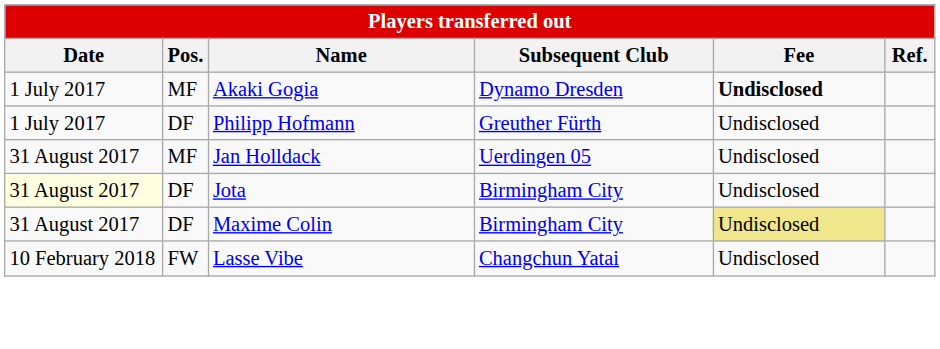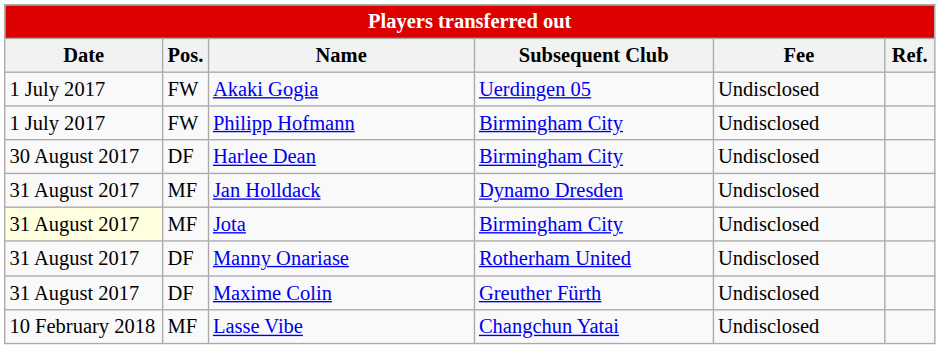(182, 89) MF -> (183, 89) FW
(551, 89) Dynamo Dresden -> (535, 89) Uerdingen 05
(770, 89) bold -> (769, 89) normal
(181, 123) DF -> (183, 123) FW
(540, 123) Greuther Fürth -> (551, 123) Birmingham City
+ row: (264, 156)
(535, 156) Uerdingen 05 -> (551, 190) Dynamo Dresden
(181, 190) DF -> (182, 224) MF
+ row: (281, 258)
(551, 224) Birmingham City -> (540, 292) Greuther Fürth
(769, 224) khaki background -> (769, 292) no background
(183, 258) FW -> (182, 326) MF
